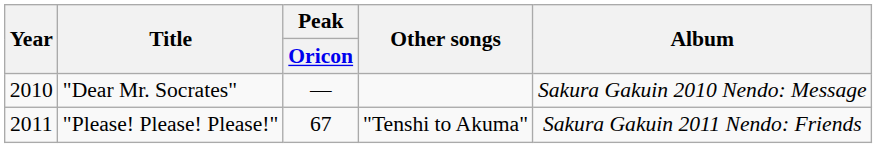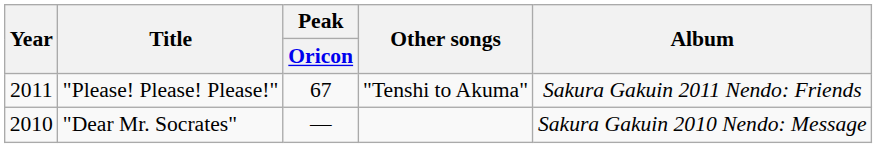rows swapped: (150, 90) <-> (171, 124)
